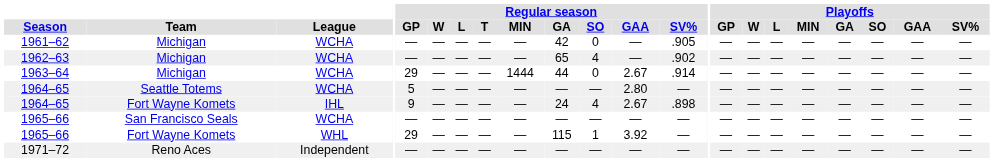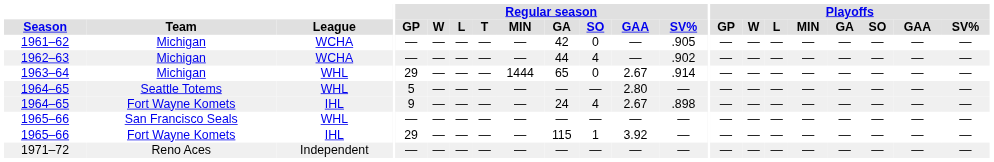(562, 58) 65 -> (562, 58) 44
(334, 73) WCHA -> (334, 73) WHL
(562, 73) 44 -> (562, 73) 65
(334, 88) WCHA -> (334, 88) WHL
(334, 119) WCHA -> (334, 119) WHL
(334, 135) WHL -> (334, 135) IHL
